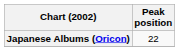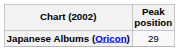(153, 38) 22 -> (153, 38) 29
